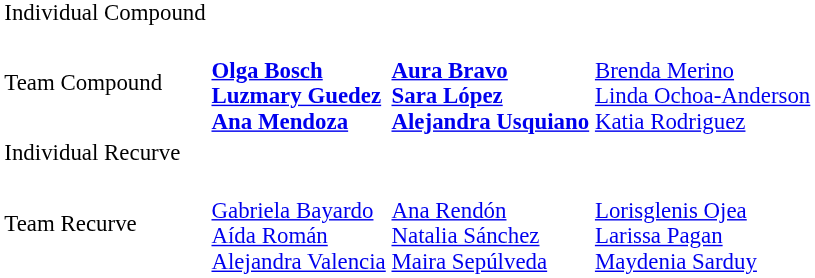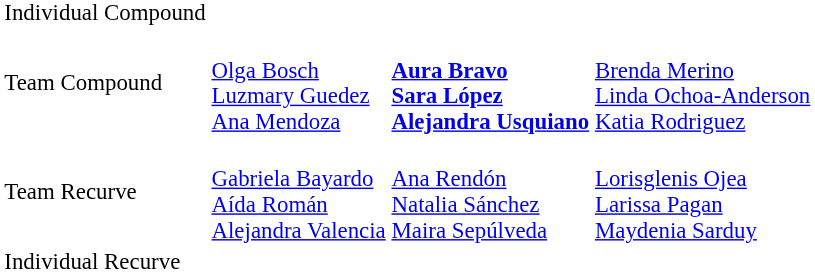(296, 95) bold -> (291, 95) normal
rows swapped: (92, 153) <-> (71, 223)
